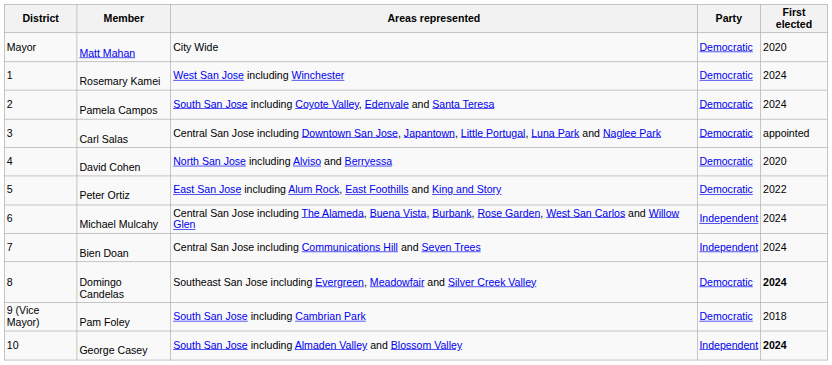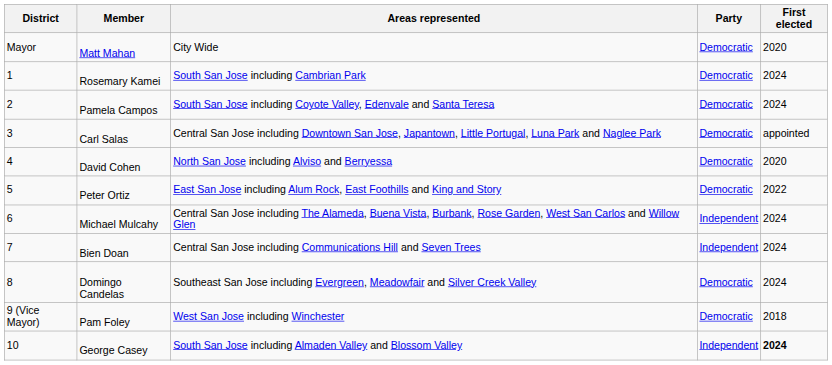(259, 76) West San Jose including Winchester -> (269, 76) South San Jose including Cambrian Park
(775, 282) bold -> (775, 282) normal
(269, 316) South San Jose including Cambrian Park -> (259, 316) West San Jose including Winchester
